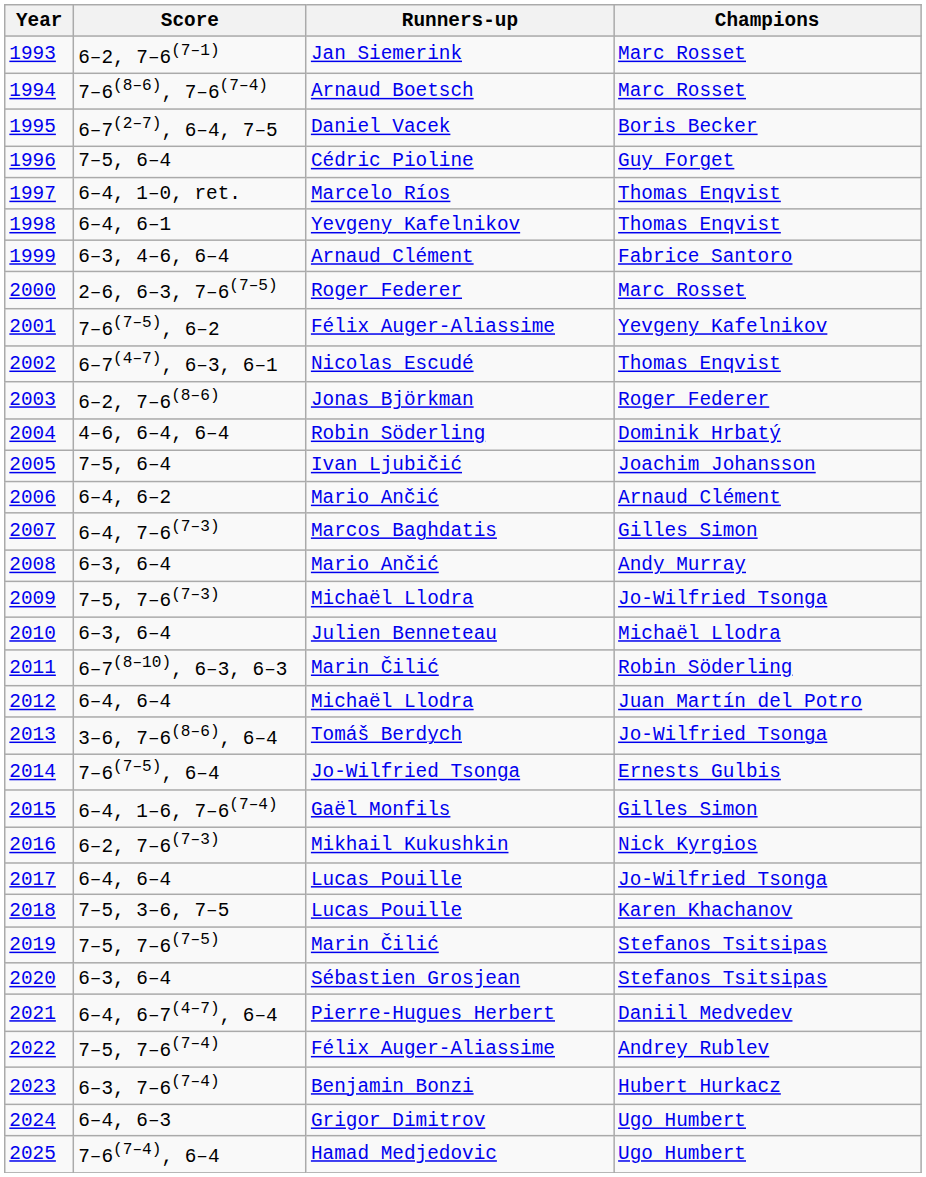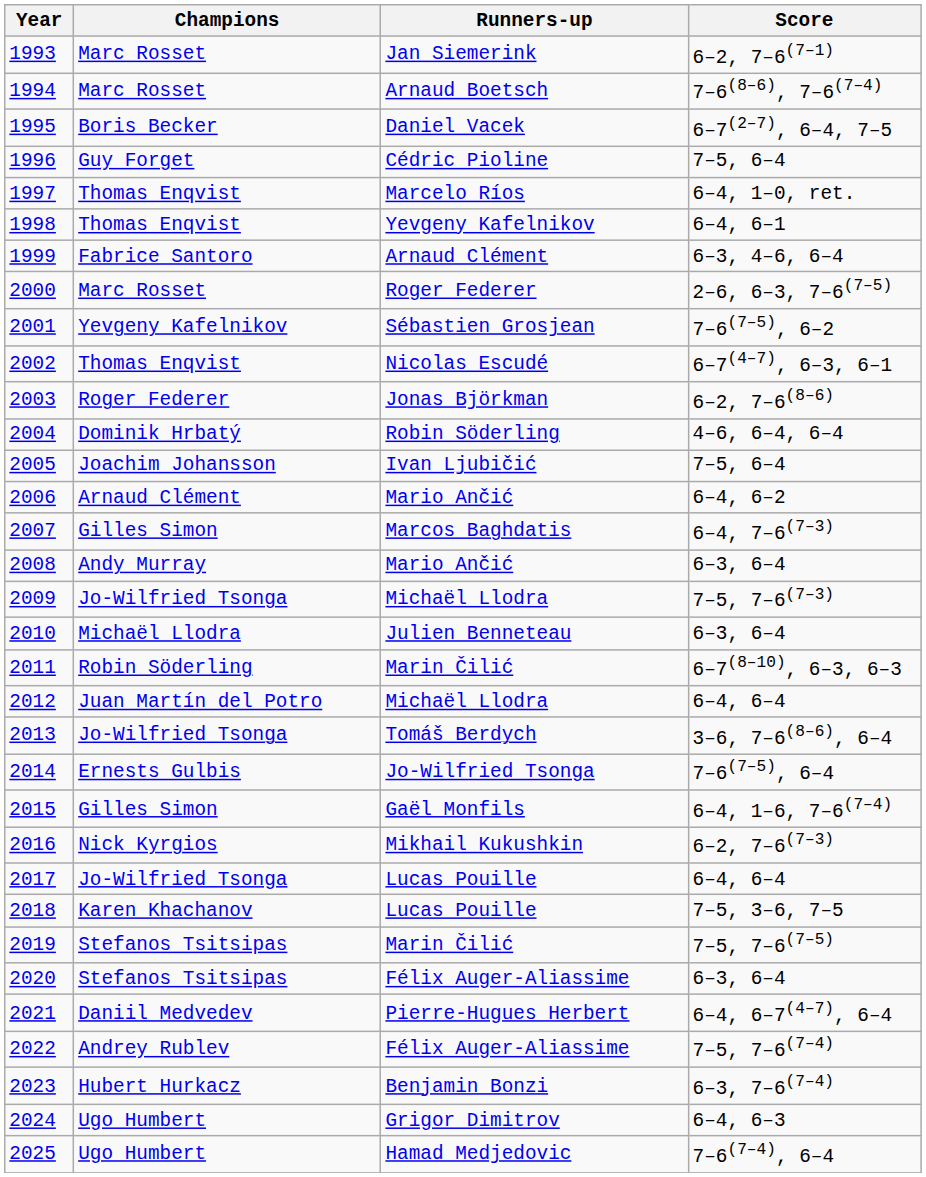columns swapped: (767, 21) <-> (190, 21)
(433, 327) Félix Auger-Aliassime -> (490, 327) Sébastien Grosjean
(416, 979) Sébastien Grosjean -> (507, 979) Félix Auger-Aliassime
